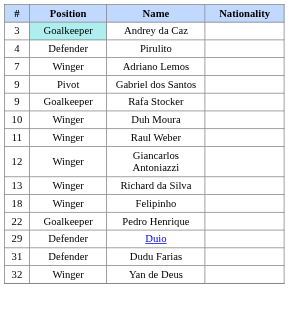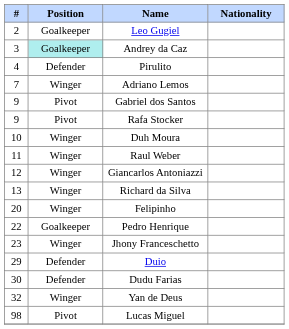+ row: (155, 31)
(68, 102) Goalkeeper -> (66, 119) Pivot
(17, 203) 18 -> (16, 208) 20
+ row: (155, 244)
(17, 256) 31 -> (16, 279) 30
+ row: (155, 315)
